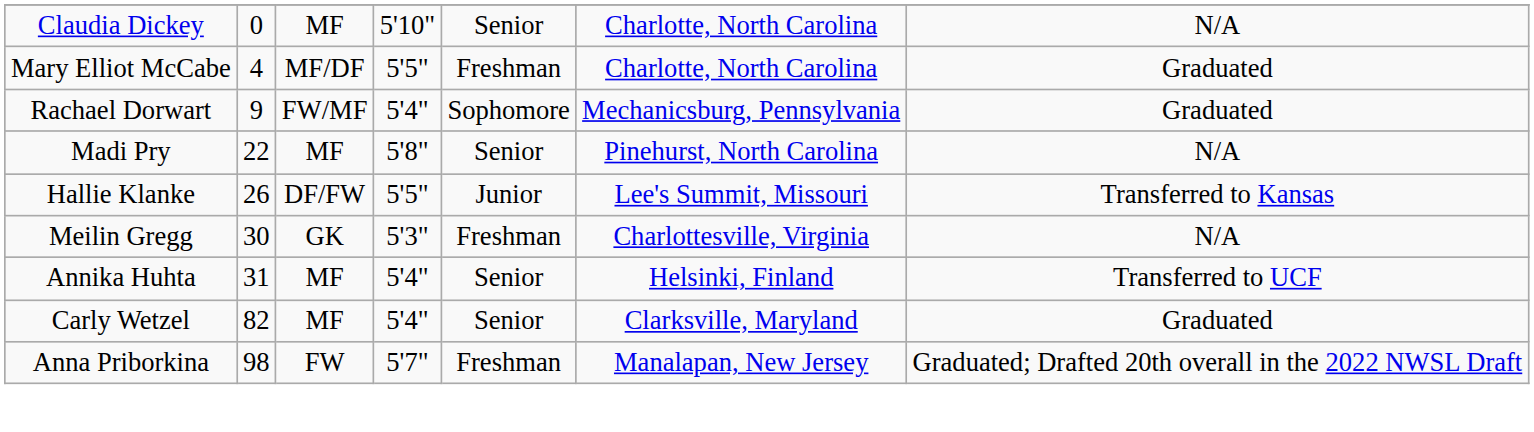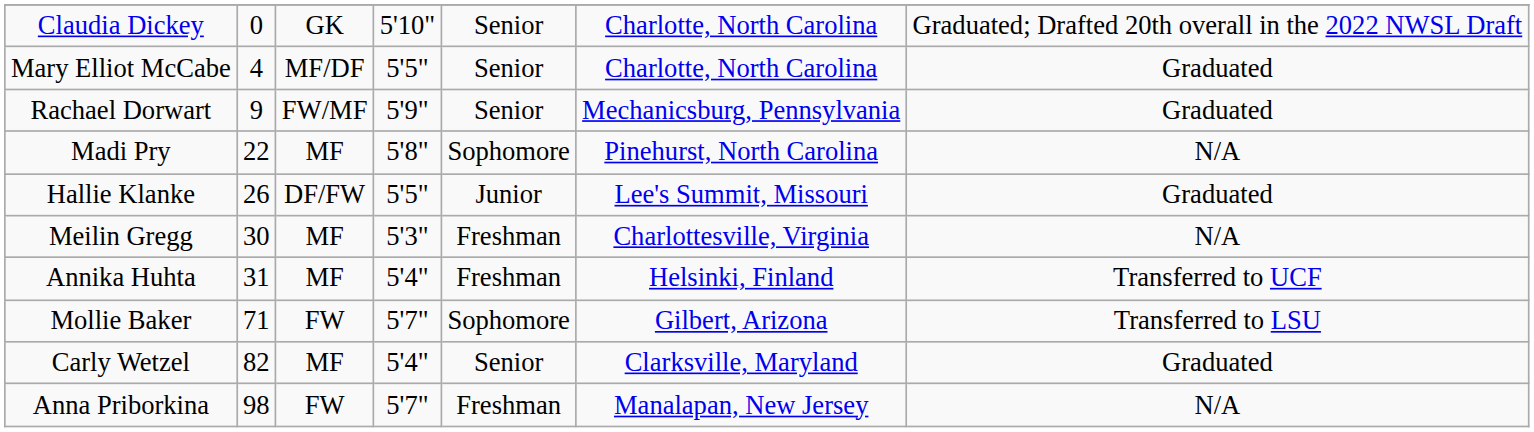(325, 25) MF -> (325, 25) GK
(1217, 25) N/A -> (1217, 25) Graduated; Drafted 20th overall in the 2022 NWSL Draft
(509, 67) Freshman -> (509, 67) Senior
(407, 109) 5'4" -> (407, 109) 5'9"
(509, 109) Sophomore -> (509, 109) Senior
(509, 151) Senior -> (509, 151) Sophomore
(1217, 194) Transferred to Kansas -> (1217, 194) Graduated
(325, 236) GK -> (325, 236) MF
(509, 278) Senior -> (509, 278) Freshman
+ row: (121, 320)
(1217, 362) Graduated; Drafted 20th overall in the 2022 NWSL Draft -> (1217, 404) N/A
